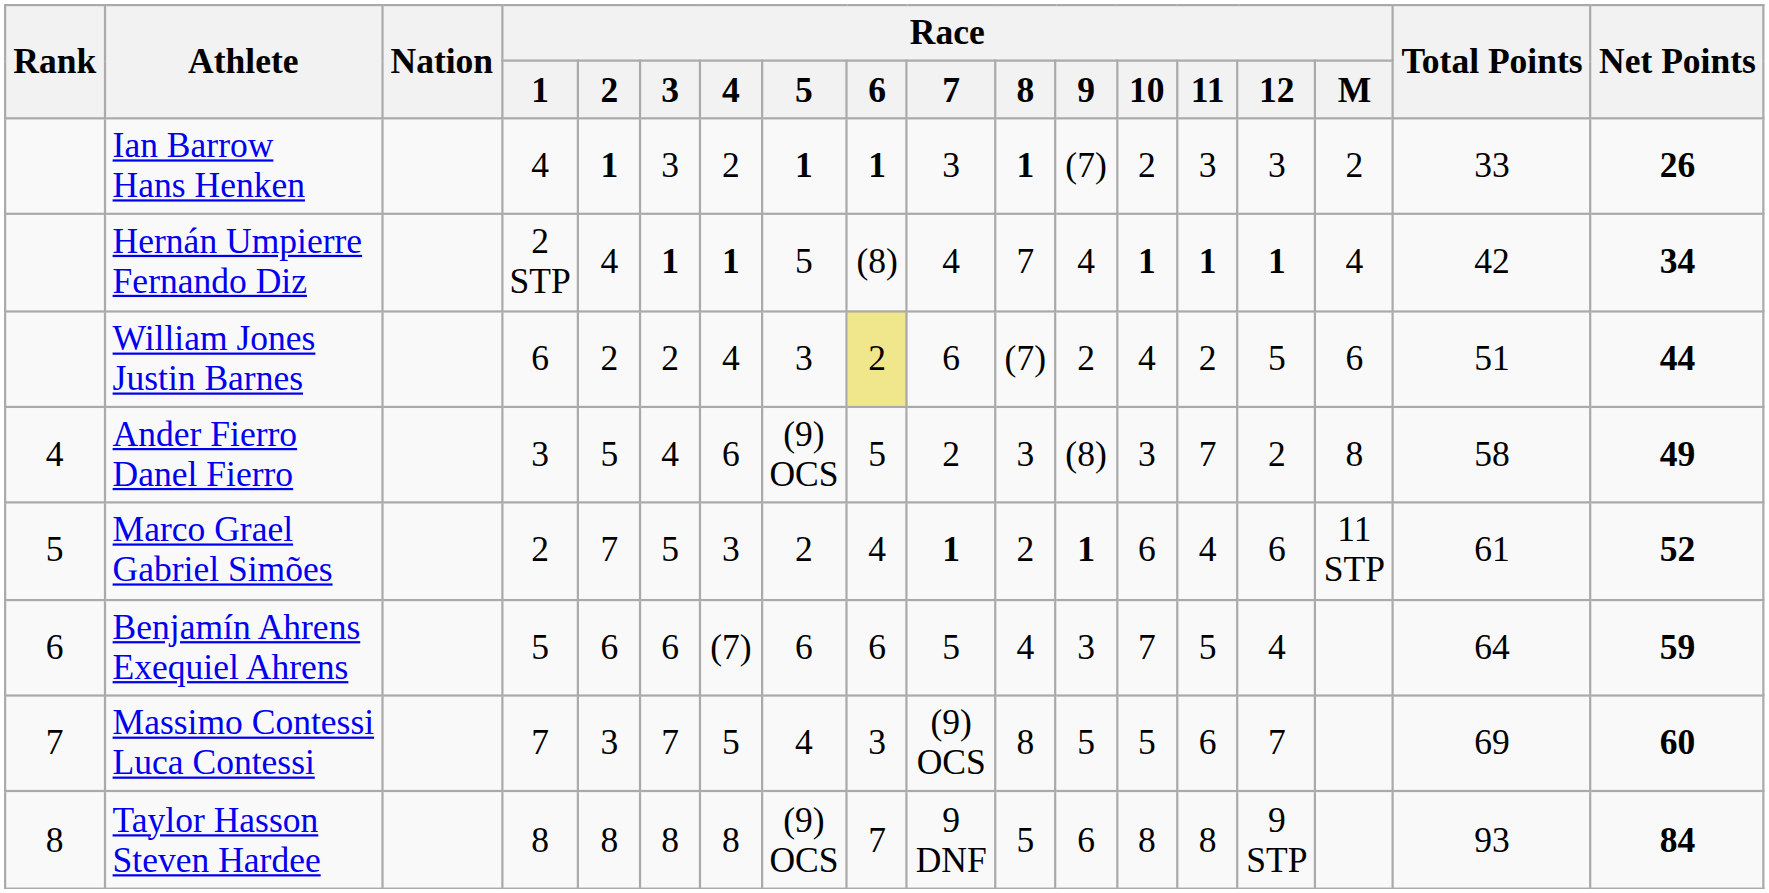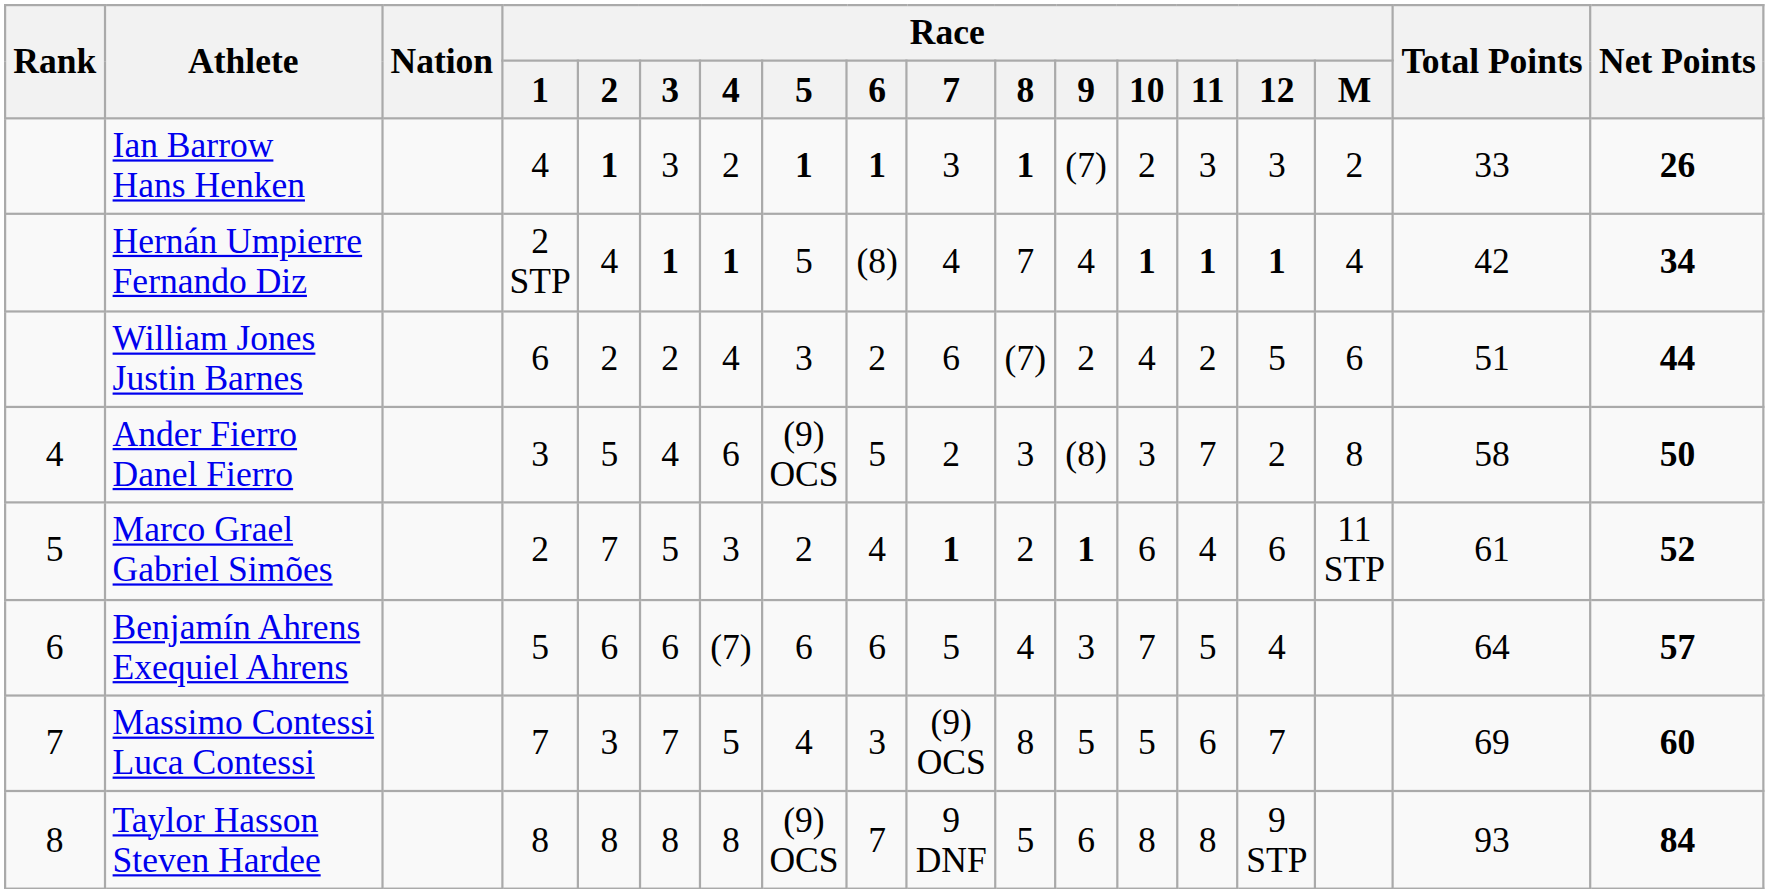(877, 357) khaki background -> (877, 357) no background
(1677, 454) 49 -> (1677, 454) 50
(1677, 646) 59 -> (1677, 646) 57
